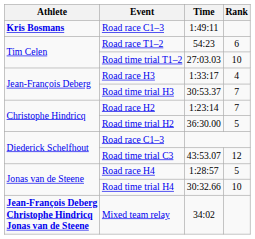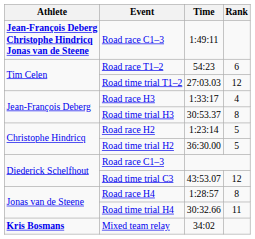(35, 28) Kris Bosmans -> (52, 40) Jean-François Deberg Christophe Hindricq Jonas van de Steene
(237, 60) 10 -> (237, 83) 12
(237, 92) 7 -> (237, 115) 8
(237, 108) 7 -> (237, 131) 5
(237, 171) 5 -> (237, 194) 8
(237, 187) 10 -> (237, 210) 11
(52, 215) Jean-François Deberg Christophe Hindricq Jonas van de Steene -> (35, 226) Kris Bosmans
